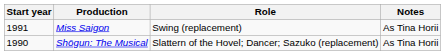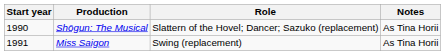rows swapped: (102, 43) <-> (83, 27)
